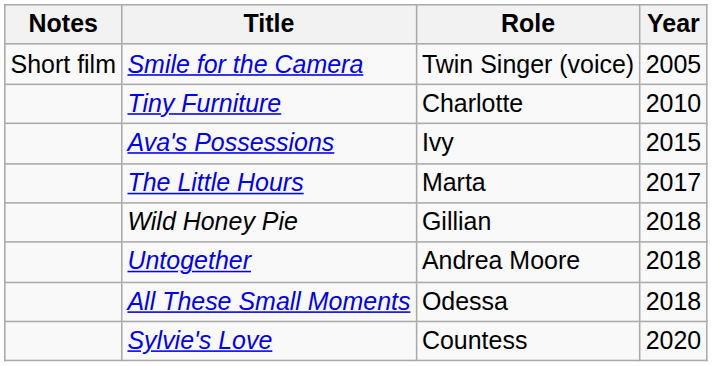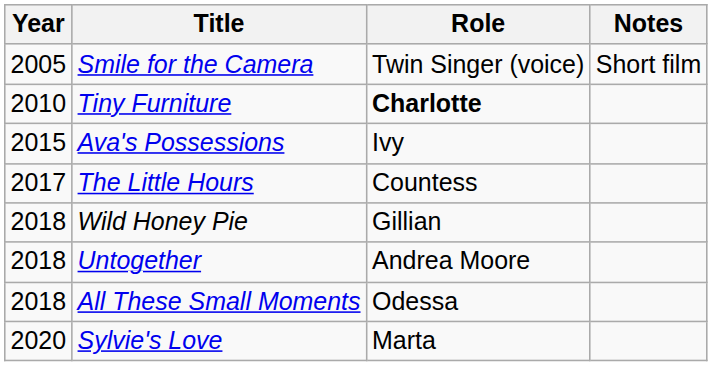columns swapped: (673, 24) <-> (63, 24)
(473, 103) normal -> (427, 103) bold
(454, 182) Marta -> (425, 182) Countess
(475, 340) Countess -> (404, 340) Marta
